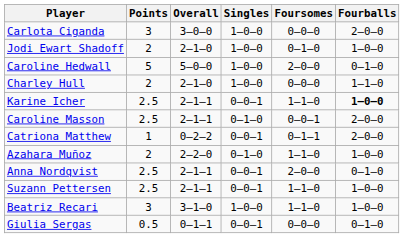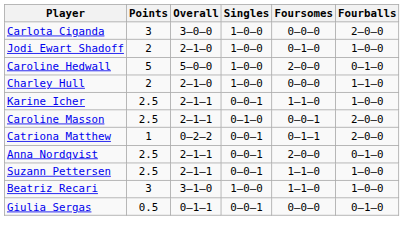(367, 101) bold -> (367, 101) normal
- row: (49, 154)
